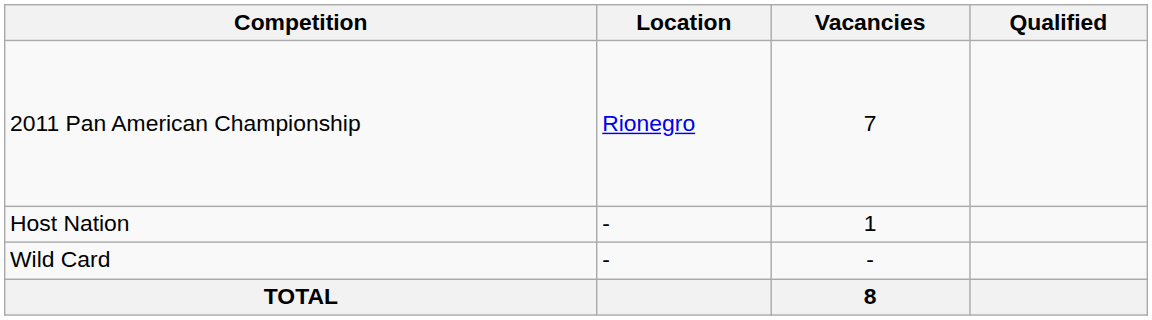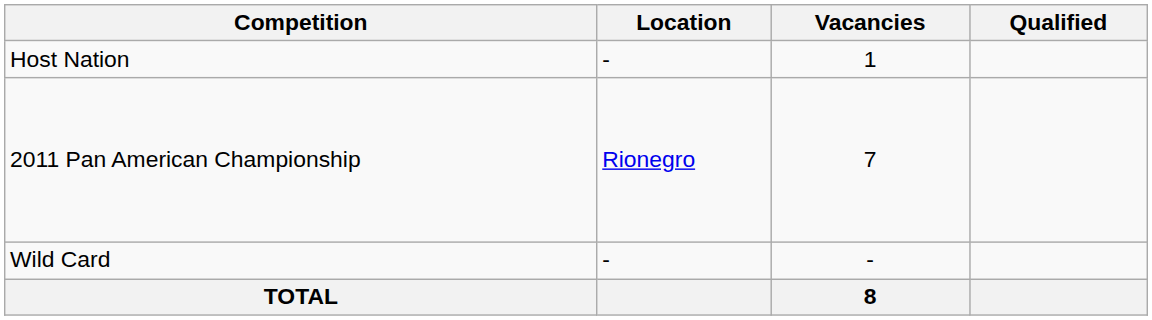rows swapped: (185, 123) <-> (70, 223)
